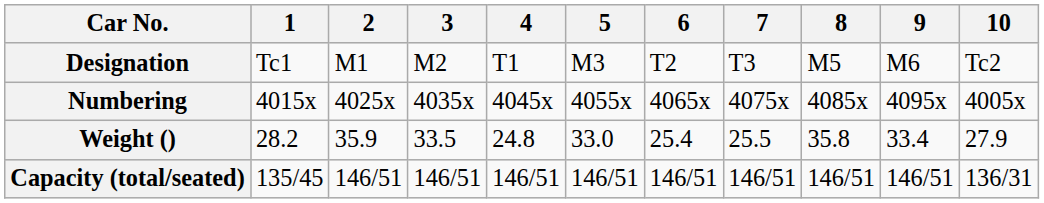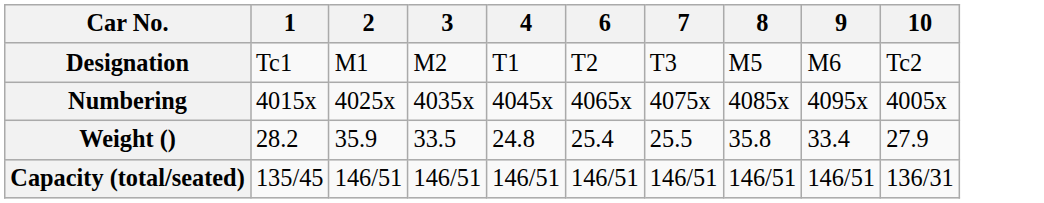- column: (605, 23)
